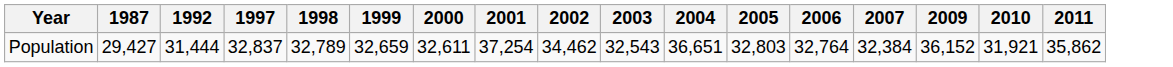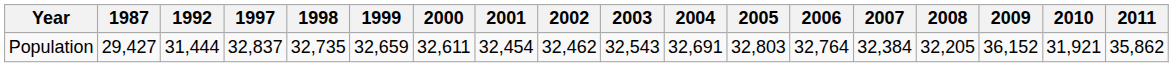+ column: (948, 18)
(318, 47) 32,789 -> (318, 47) 32,735
(506, 47) 37,254 -> (506, 47) 32,454
(569, 47) 34,462 -> (569, 47) 32,462
(695, 47) 36,651 -> (695, 47) 32,691
